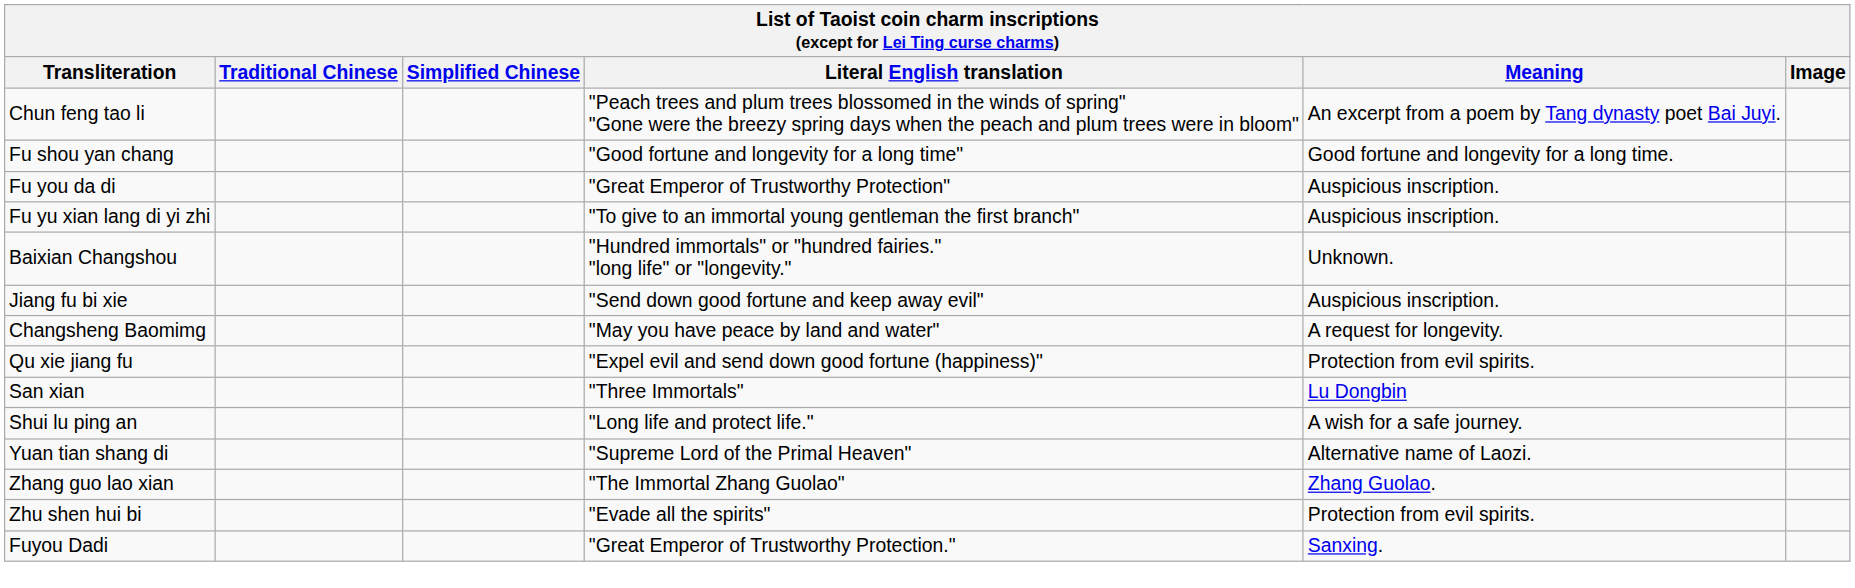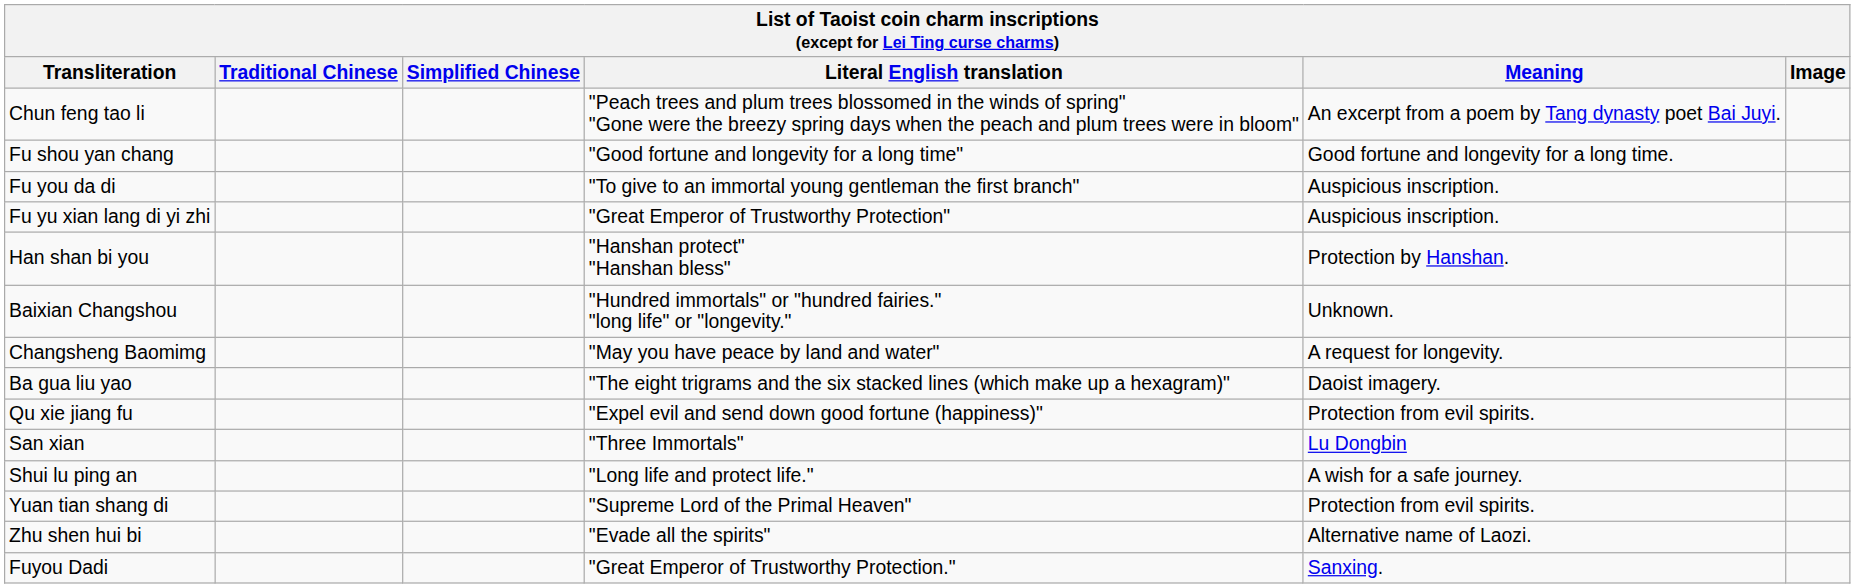(770, 186) "Great Emperor of Trustworthy Protection" -> (834, 186) "To give to an immortal young gentleman the first branch"
(834, 216) "To give to an immortal young gentleman the first branch" -> (770, 216) "Great Emperor of Trustworthy Protection"
+ row: (79, 258)
- row: (68, 300)
+ row: (70, 383)
(1420, 453) Alternative name of Laozi. -> (1421, 506) Protection from evil spirits.
- row: (91, 484)
(1421, 515) Protection from evil spirits. -> (1420, 536) Alternative name of Laozi.
